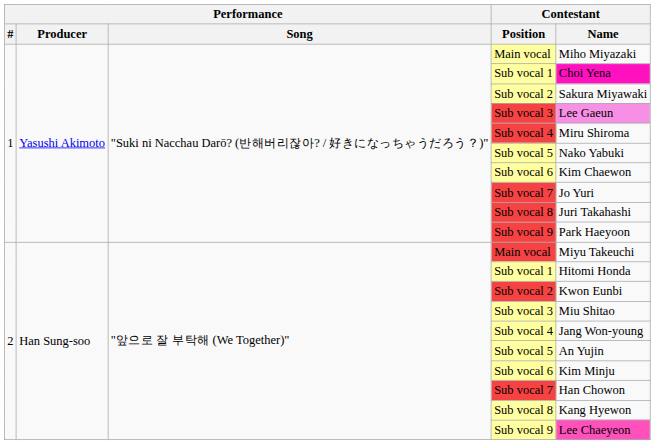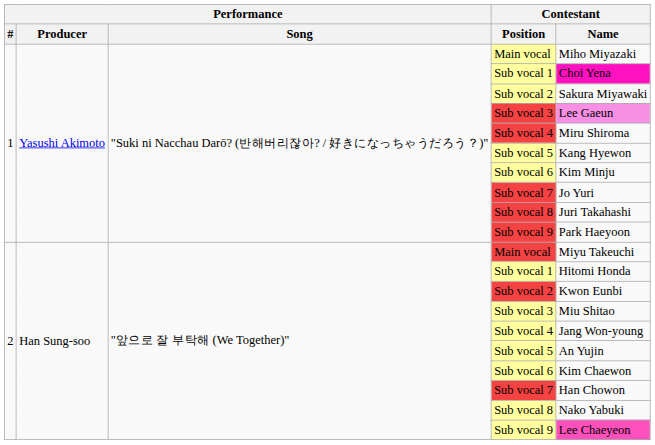(591, 152) Nako Yabuki -> (595, 152) Kang Hyewon
(595, 172) Kim Chaewon -> (587, 172) Kim Minju
(587, 370) Kim Minju -> (595, 370) Kim Chaewon
(595, 410) Kang Hyewon -> (591, 410) Nako Yabuki
